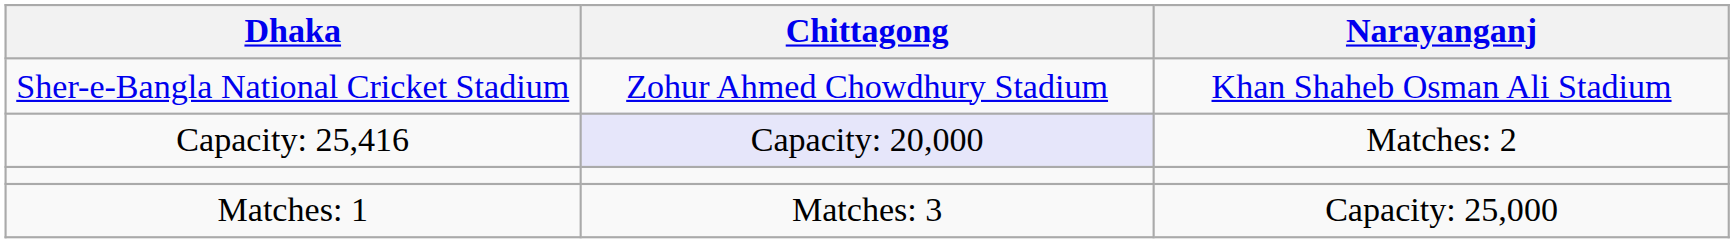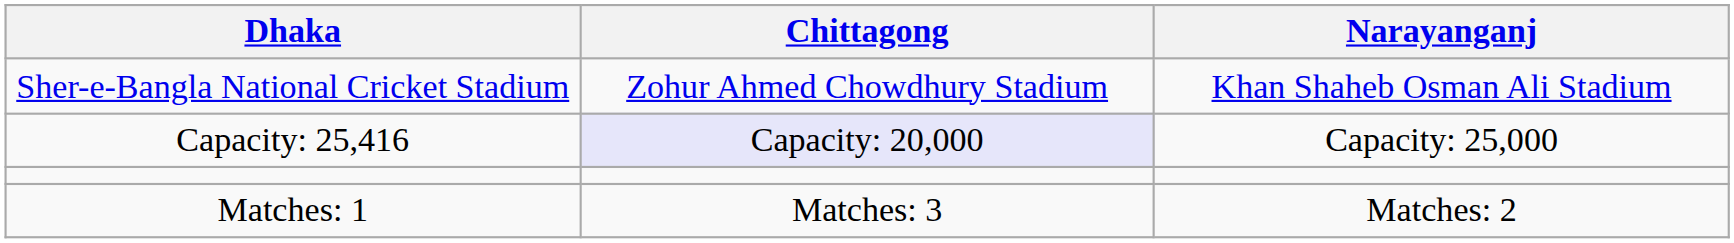(1442, 139) Matches: 2 -> (1442, 139) Capacity: 25,000
(1442, 209) Capacity: 25,000 -> (1442, 209) Matches: 2
